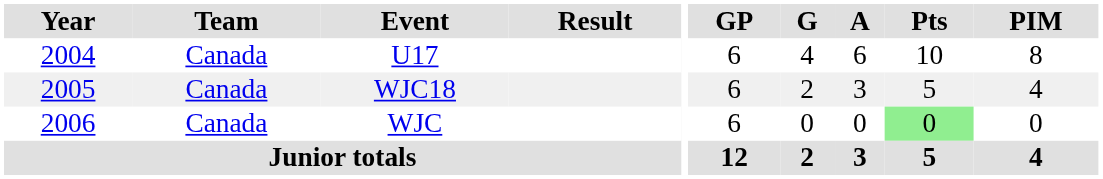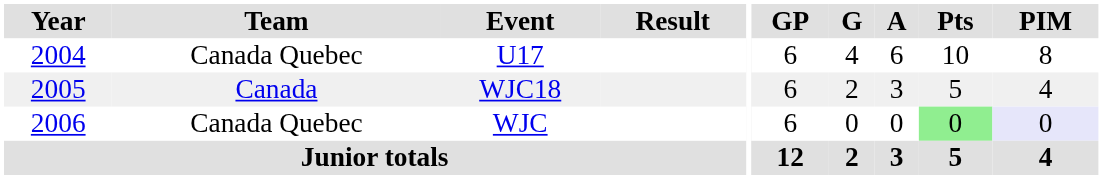(226, 54) Canada -> (276, 54) Canada Quebec
(226, 123) Canada -> (276, 123) Canada Quebec
(1036, 123) no background -> (1046, 123) lavender background
